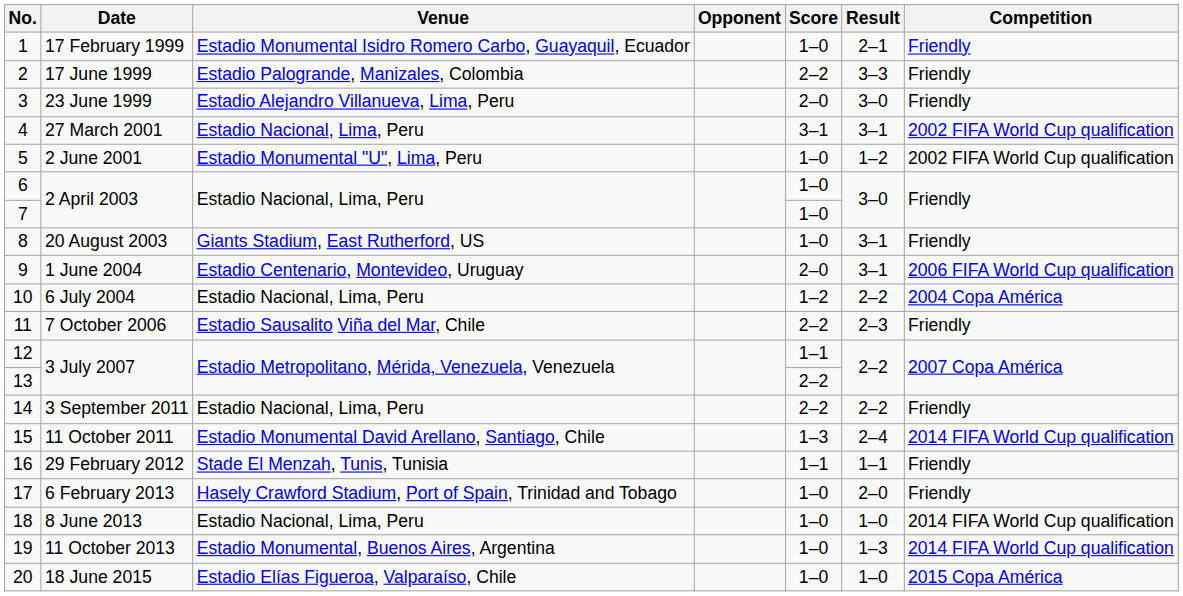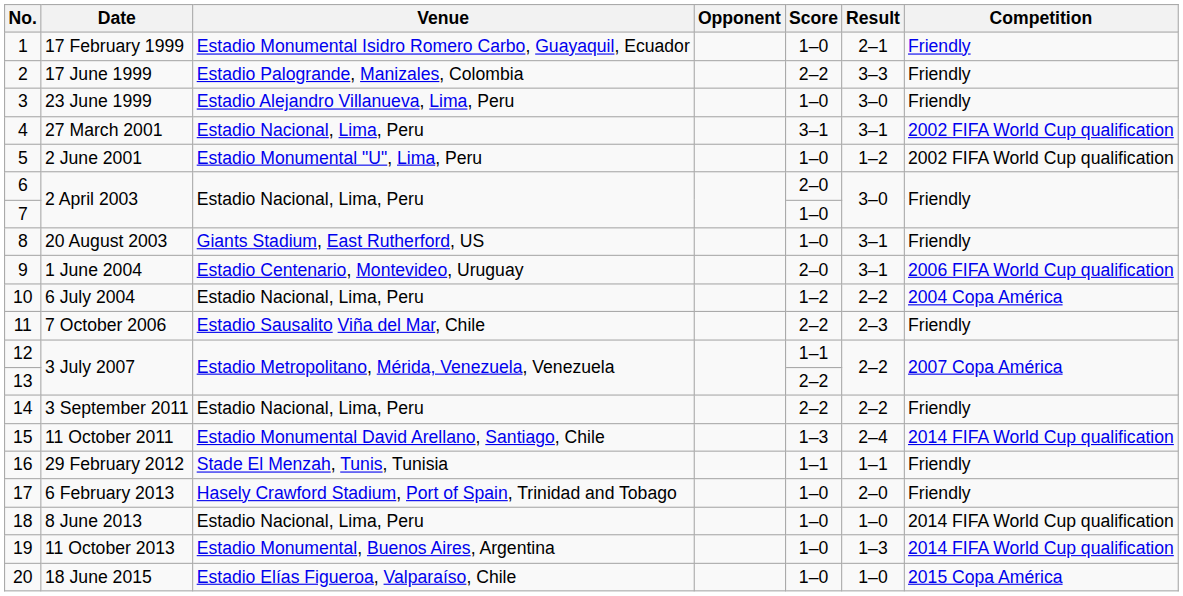(814, 102) 2–0 -> (814, 102) 1–0
(814, 185) 1–0 -> (814, 185) 2–0
